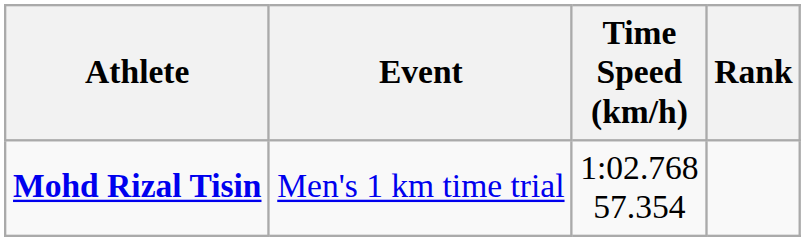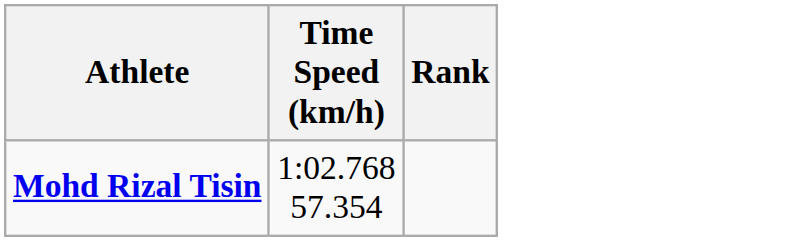- column: (421, 72)
